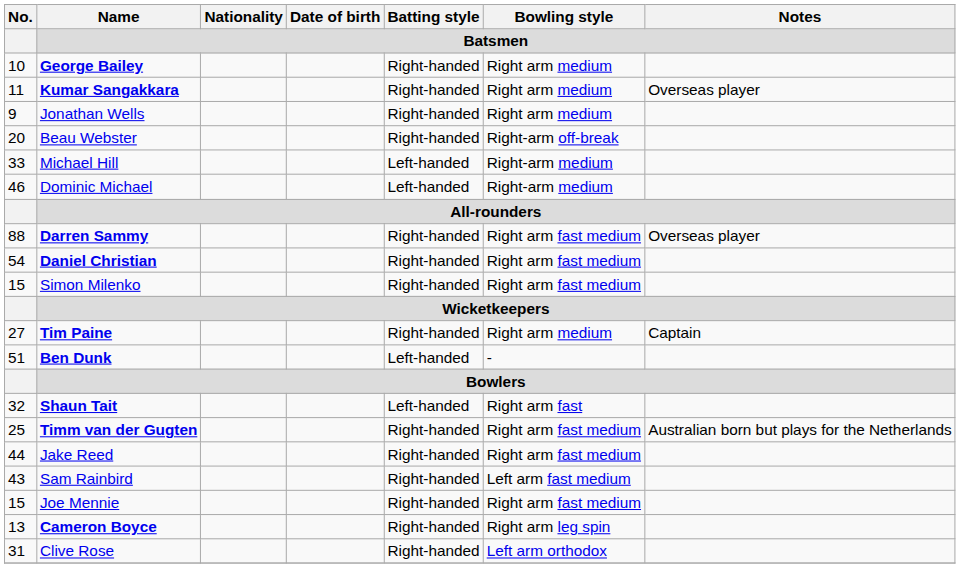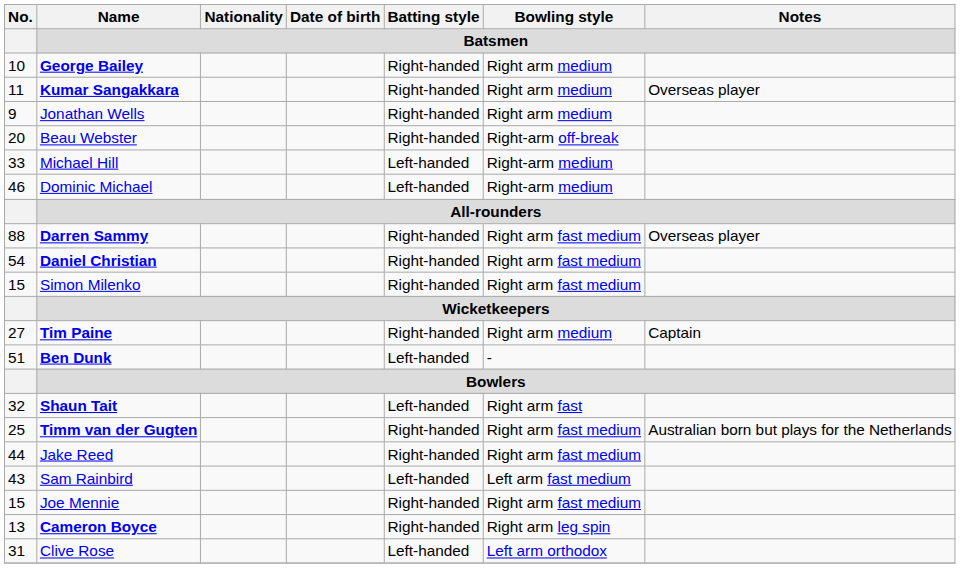(434, 479) Right-handed -> (428, 479) Left-handed
(434, 552) Right-handed -> (428, 552) Left-handed
